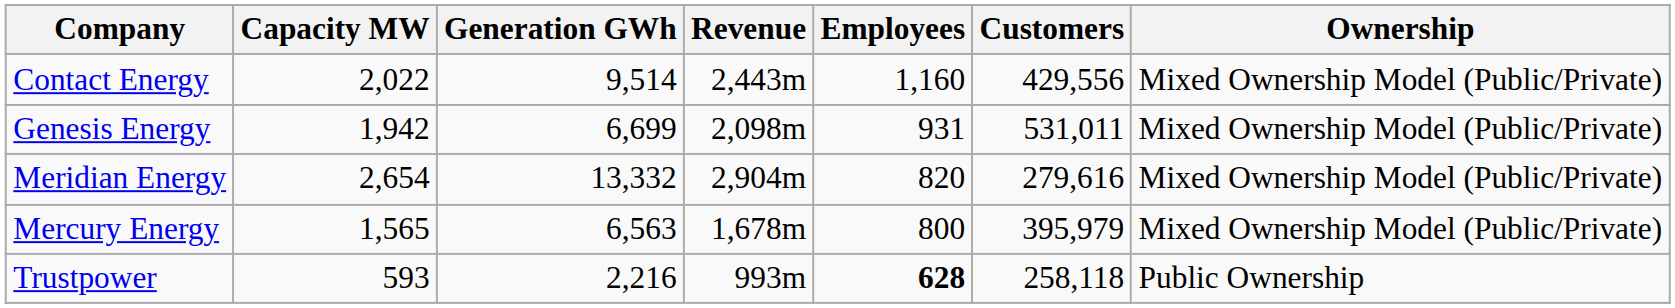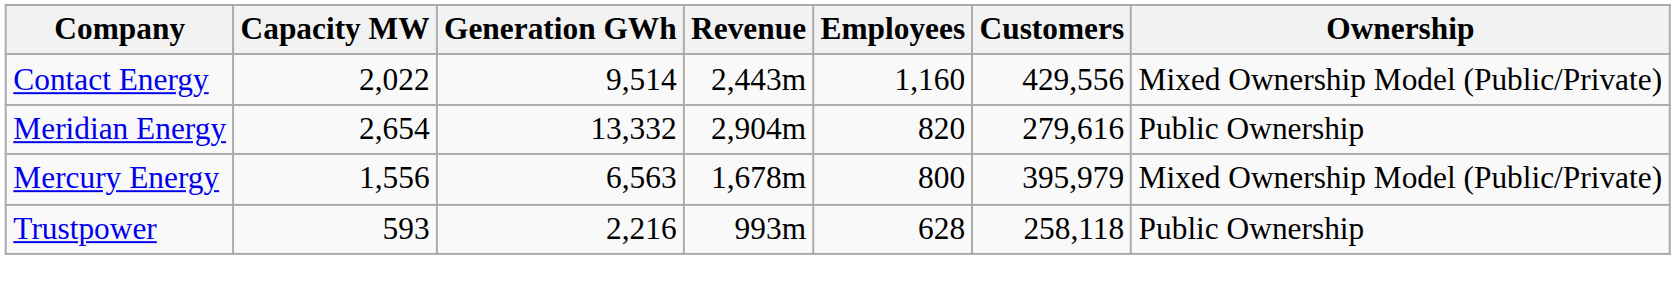- row: (112, 128)
(1400, 178) Mixed Ownership Model (Public/Private) -> (1251, 128) Public Ownership
(394, 228) 1,565 -> (394, 178) 1,556
(942, 278) bold -> (942, 228) normal
